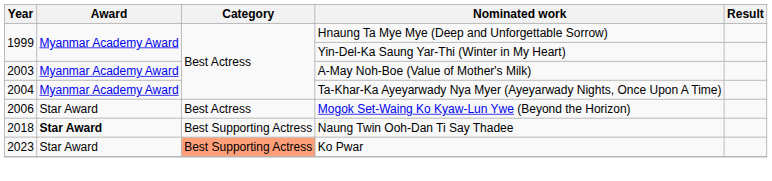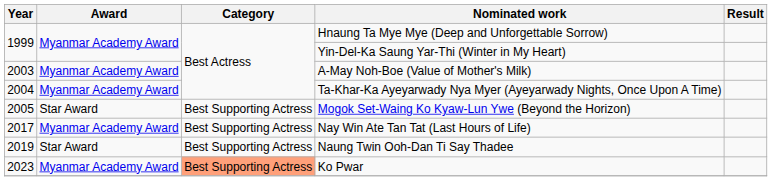(21, 109) 2006 -> (21, 109) 2005
(218, 109) Best Actress -> (248, 109) Best Supporting Actress
+ row: (424, 128)
(21, 128) 2018 -> (21, 147) 2019
(71, 128) bold -> (69, 147) normal
(69, 147) Star Award -> (109, 166) Myanmar Academy Award
